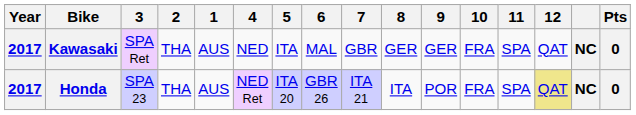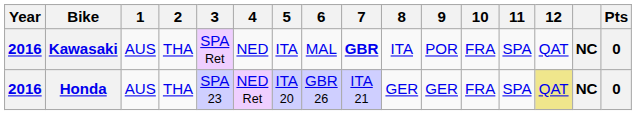columns swapped: (214, 17) <-> (139, 17)
(25, 49) 2017 -> (25, 49) 2016
(361, 49) normal -> (362, 49) bold
(401, 49) GER -> (402, 49) ITA
(441, 49) GER -> (442, 49) POR
(25, 90) 2017 -> (25, 90) 2016
(401, 90) ITA -> (402, 90) GER
(441, 90) POR -> (442, 90) GER
